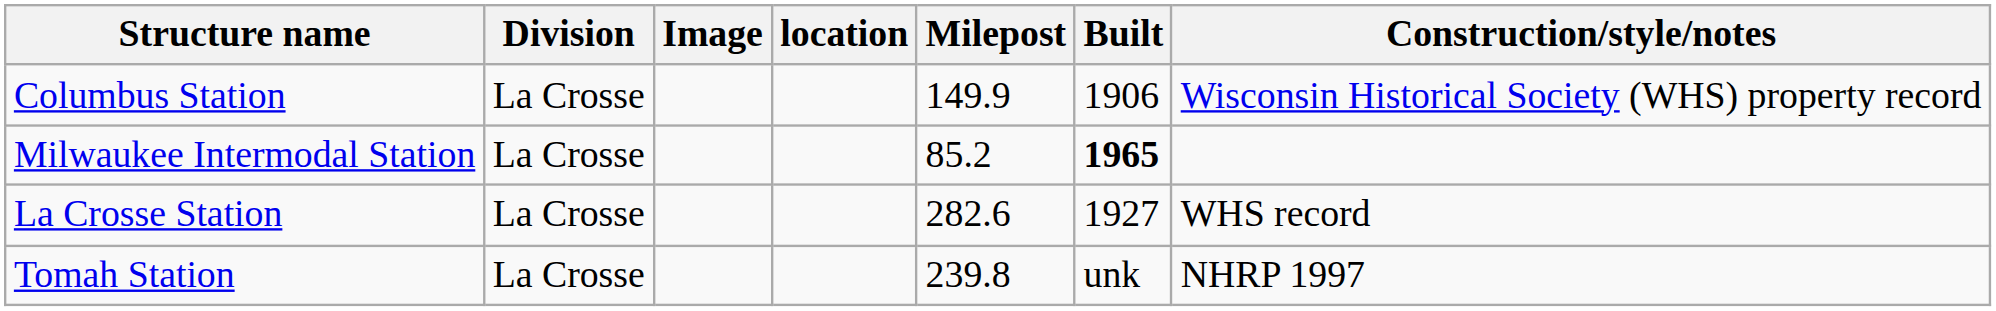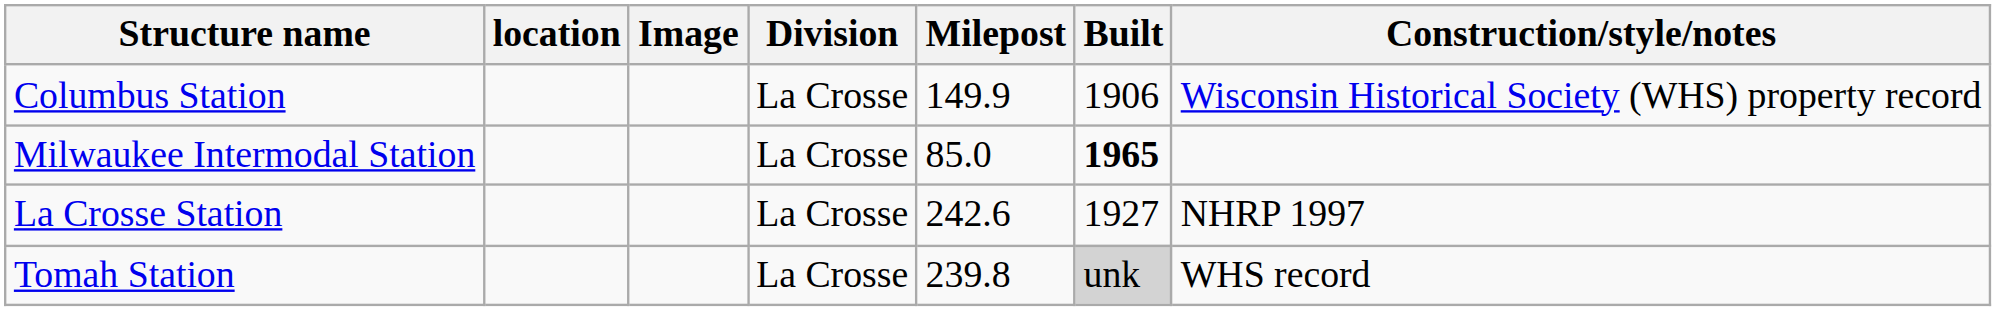columns swapped: (844, 34) <-> (569, 34)
(959, 154) 85.2 -> (959, 154) 85.0
(968, 214) 282.6 -> (968, 214) 242.6
(1276, 214) WHS record -> (1273, 214) NHRP 1997
(1112, 273) no background -> (1112, 273) lightgrey background
(1273, 273) NHRP 1997 -> (1276, 273) WHS record
